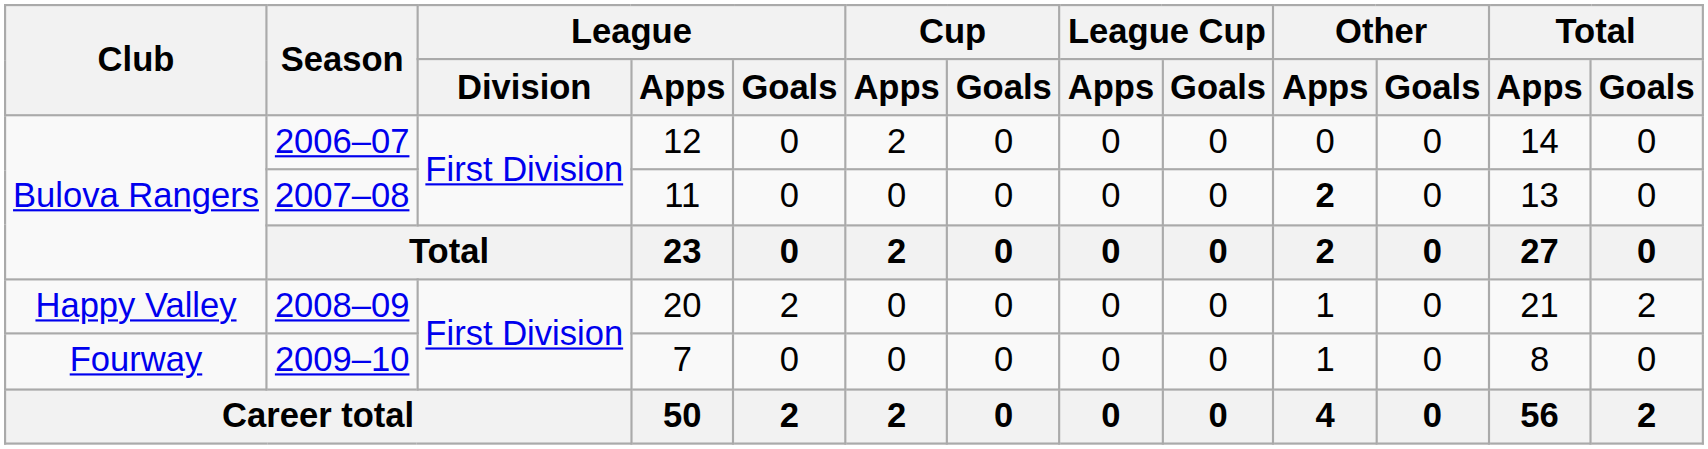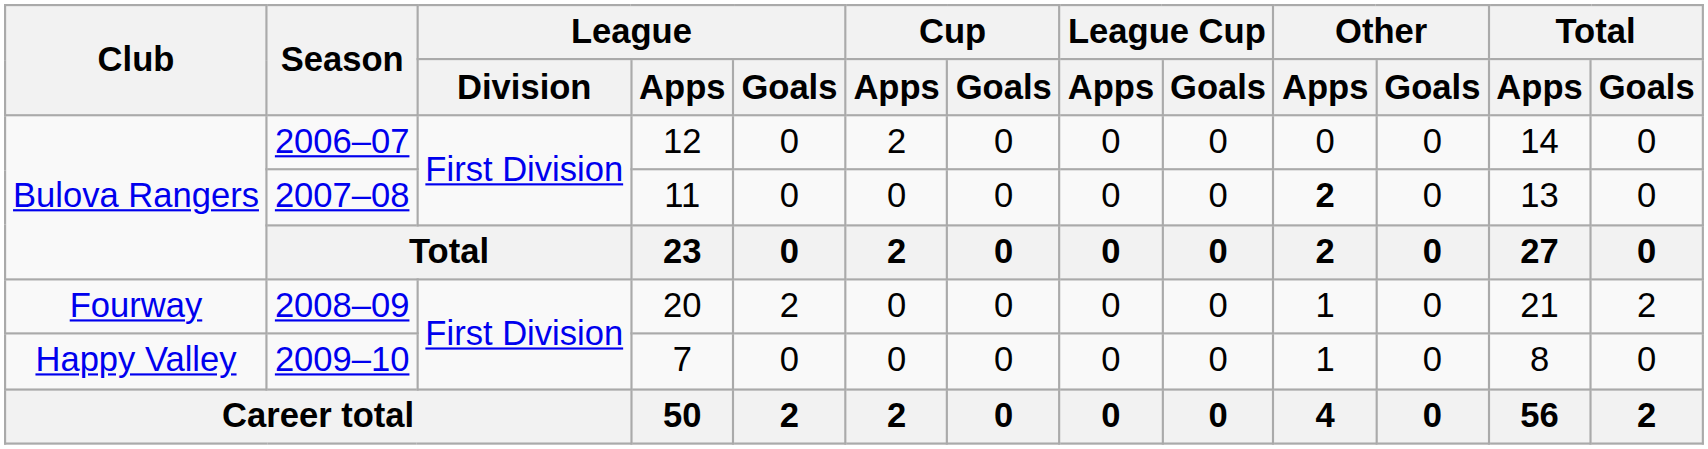(136, 305) Happy Valley -> (136, 305) Fourway
(136, 360) Fourway -> (136, 360) Happy Valley
